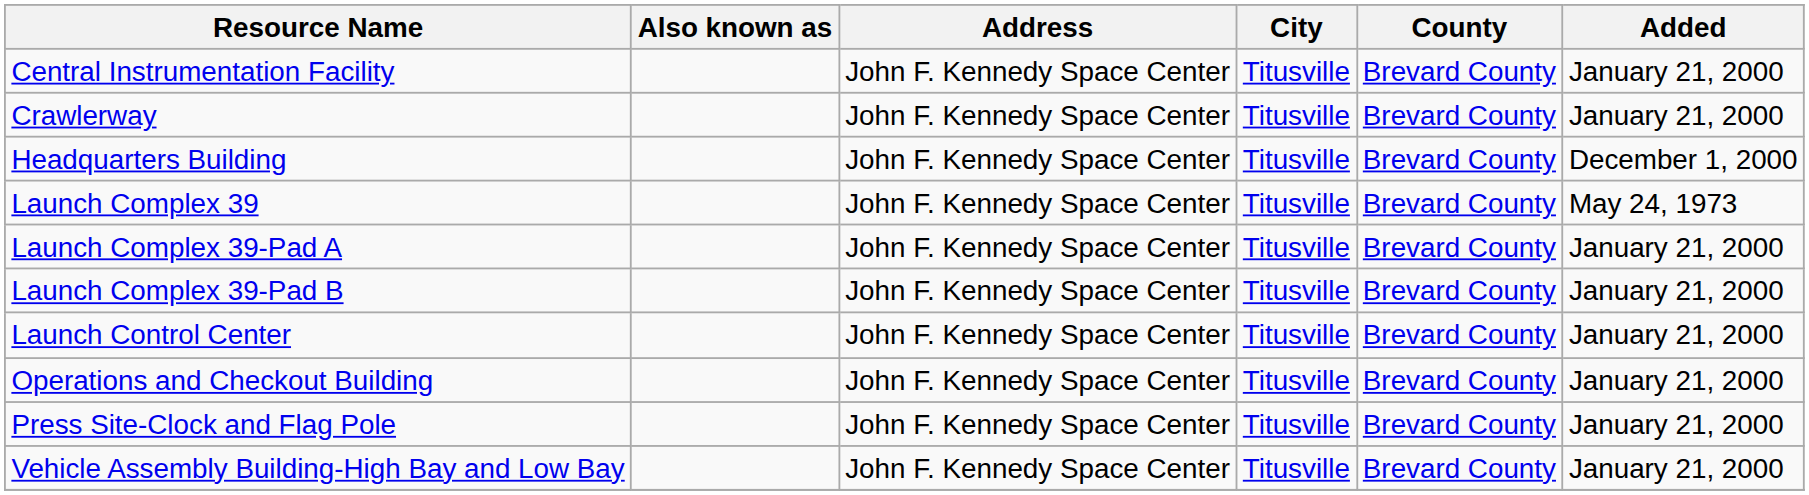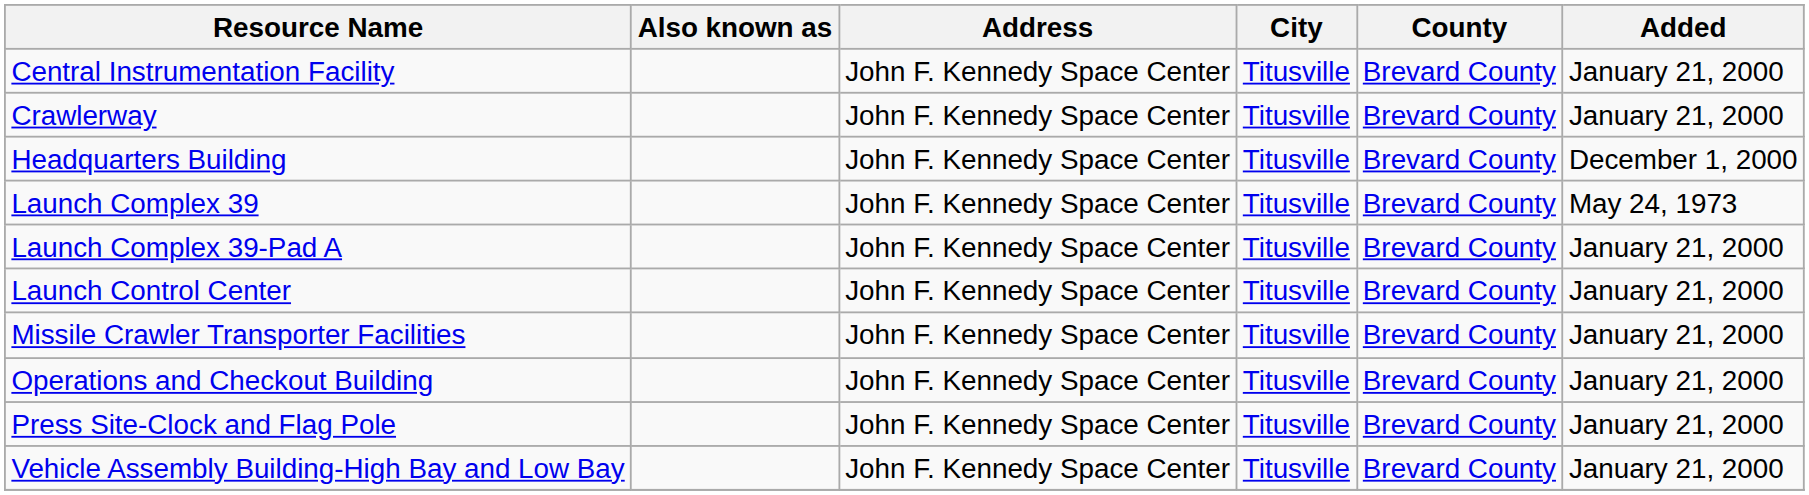- row: (177, 291)
+ row: (238, 335)
